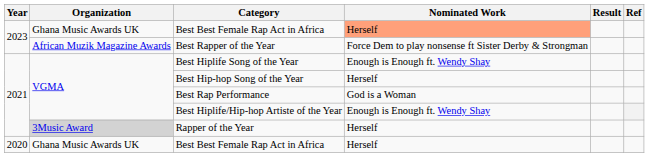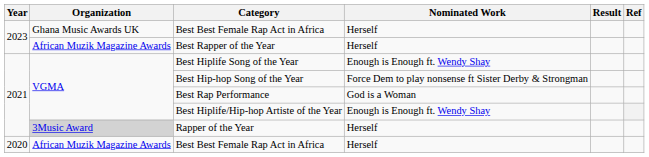(362, 29) lightsalmon background -> (362, 29) no background
(467, 45) Force Dem to play nonsense ft Sister Derby & Strongman -> (362, 45) Herself
(362, 78) Herself -> (467, 78) Force Dem to play nonsense ft Sister Derby & Strongman
(86, 144) Ghana Music Awards UK -> (102, 144) African Muzik Magazine Awards
